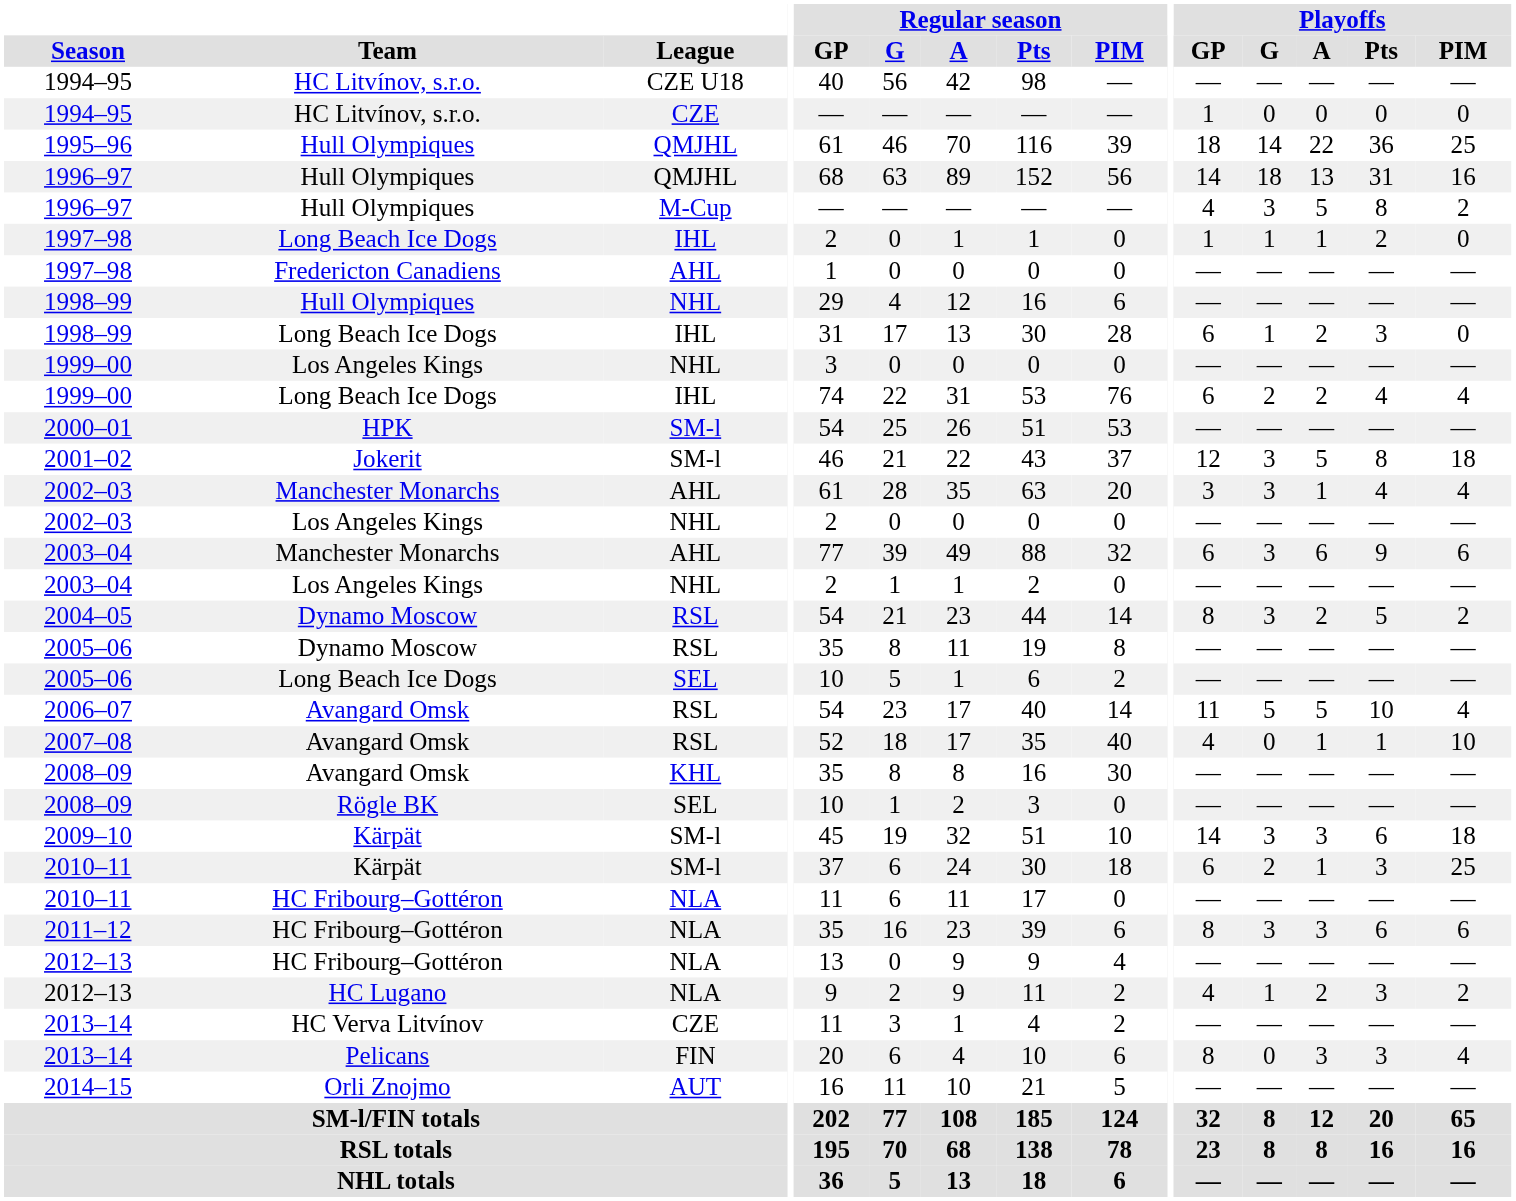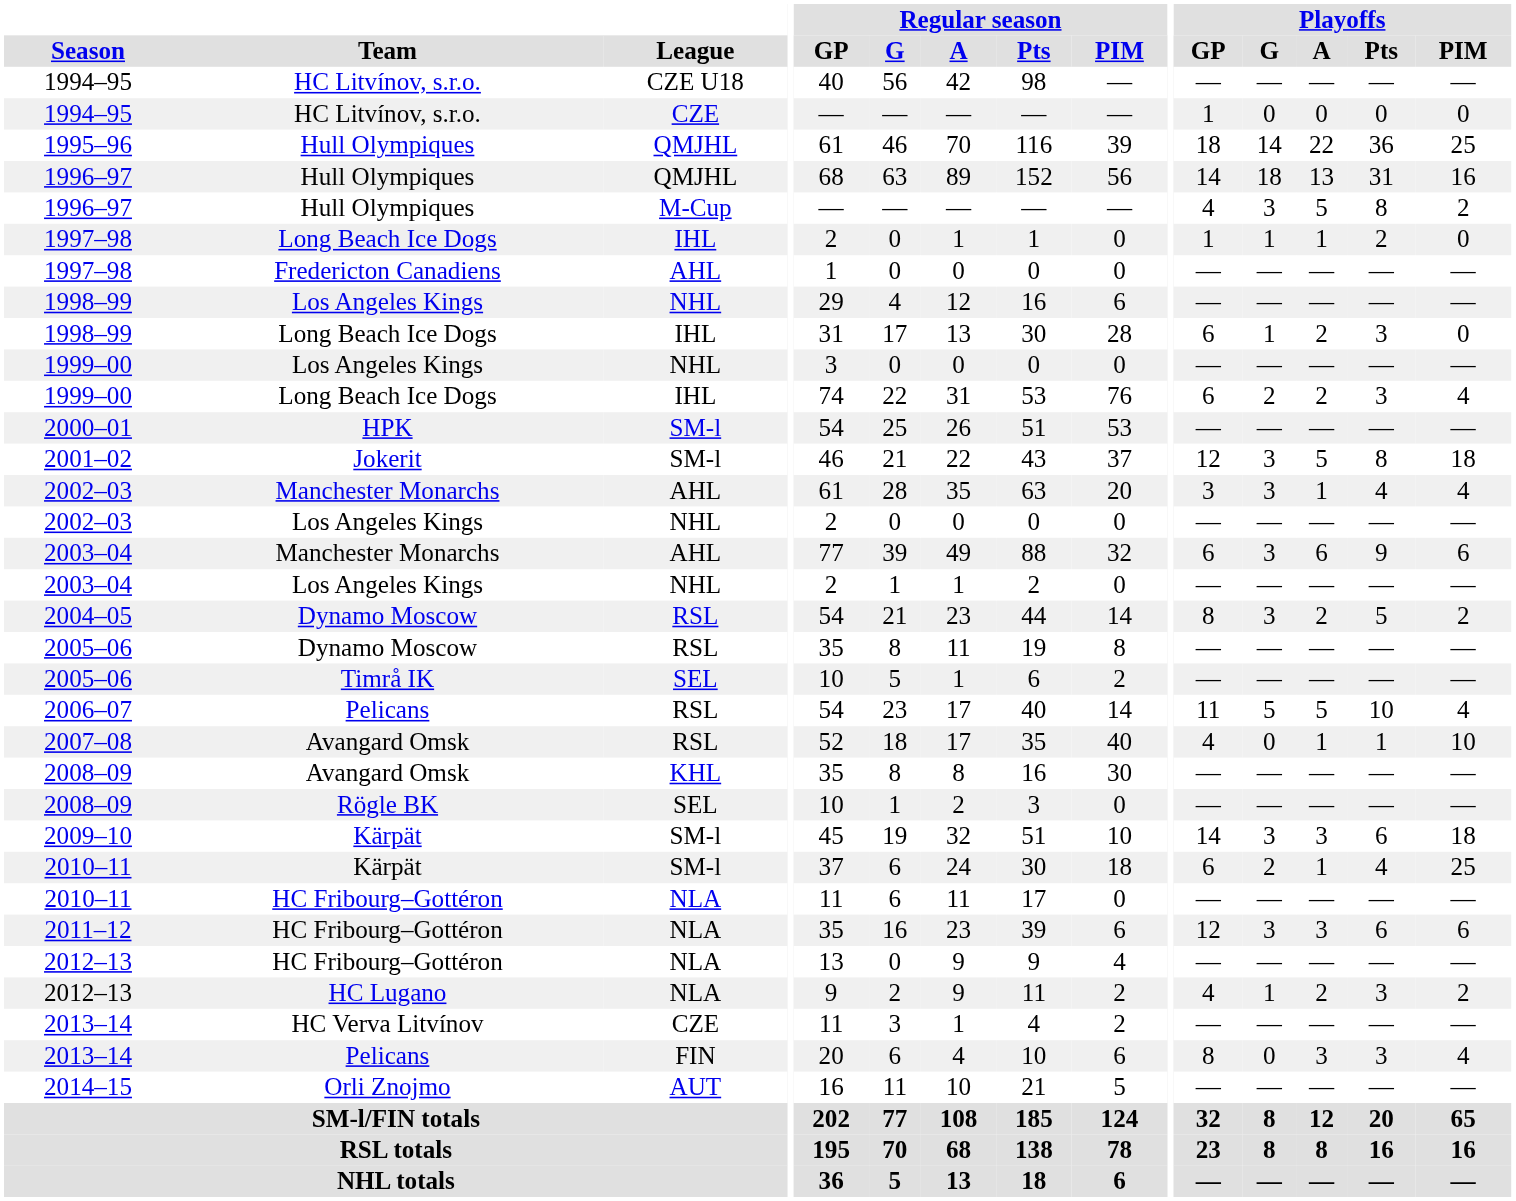(387, 302) Hull Olympiques -> (387, 302) Los Angeles Kings
(1381, 396) 4 -> (1381, 396) 3
(387, 678) Long Beach Ice Dogs -> (387, 678) Timrå IK
(387, 710) Avangard Omsk -> (387, 710) Pelicans
(1381, 867) 3 -> (1381, 867) 4
(1208, 930) 8 -> (1208, 930) 12
